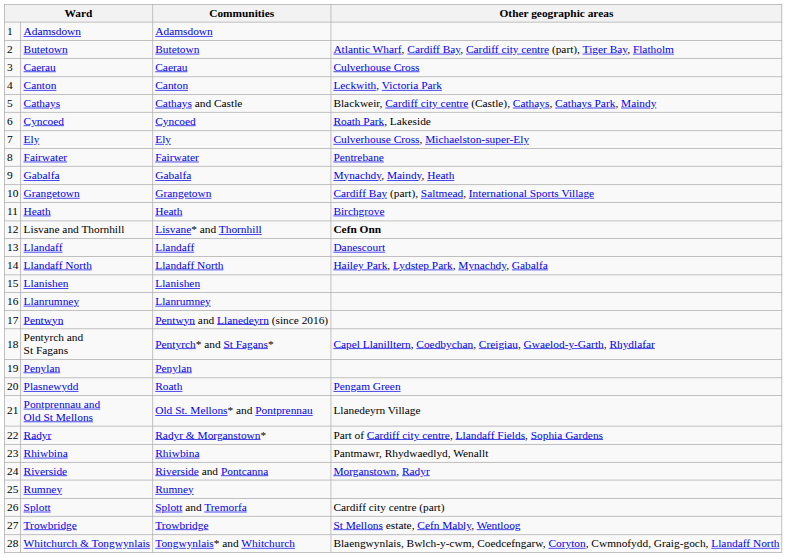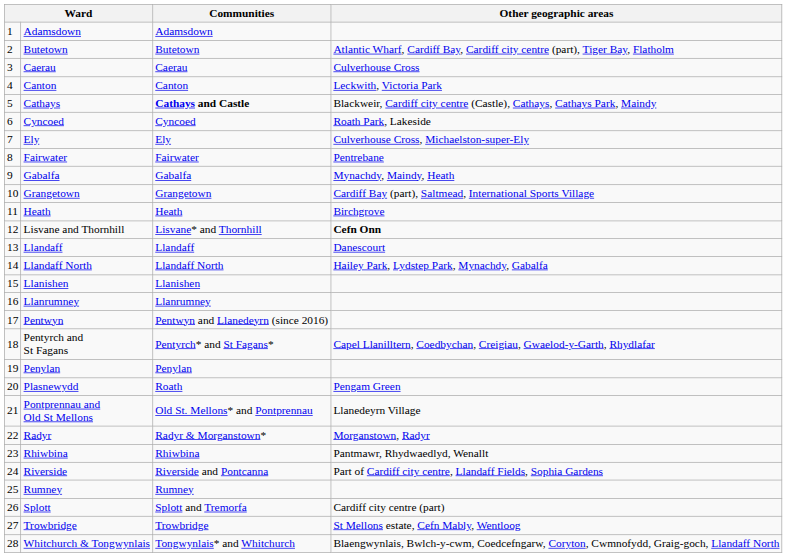(199, 103) normal -> (202, 103) bold
(468, 435) Part of Cardiff city centre, Llandaff Fields, Sophia Gardens -> (382, 435) Morganstown, Radyr
(382, 471) Morganstown, Radyr -> (468, 471) Part of Cardiff city centre, Llandaff Fields, Sophia Gardens
